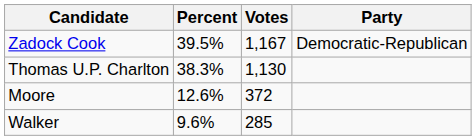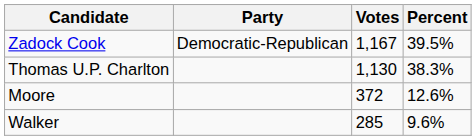columns swapped: (382, 17) <-> (207, 17)
